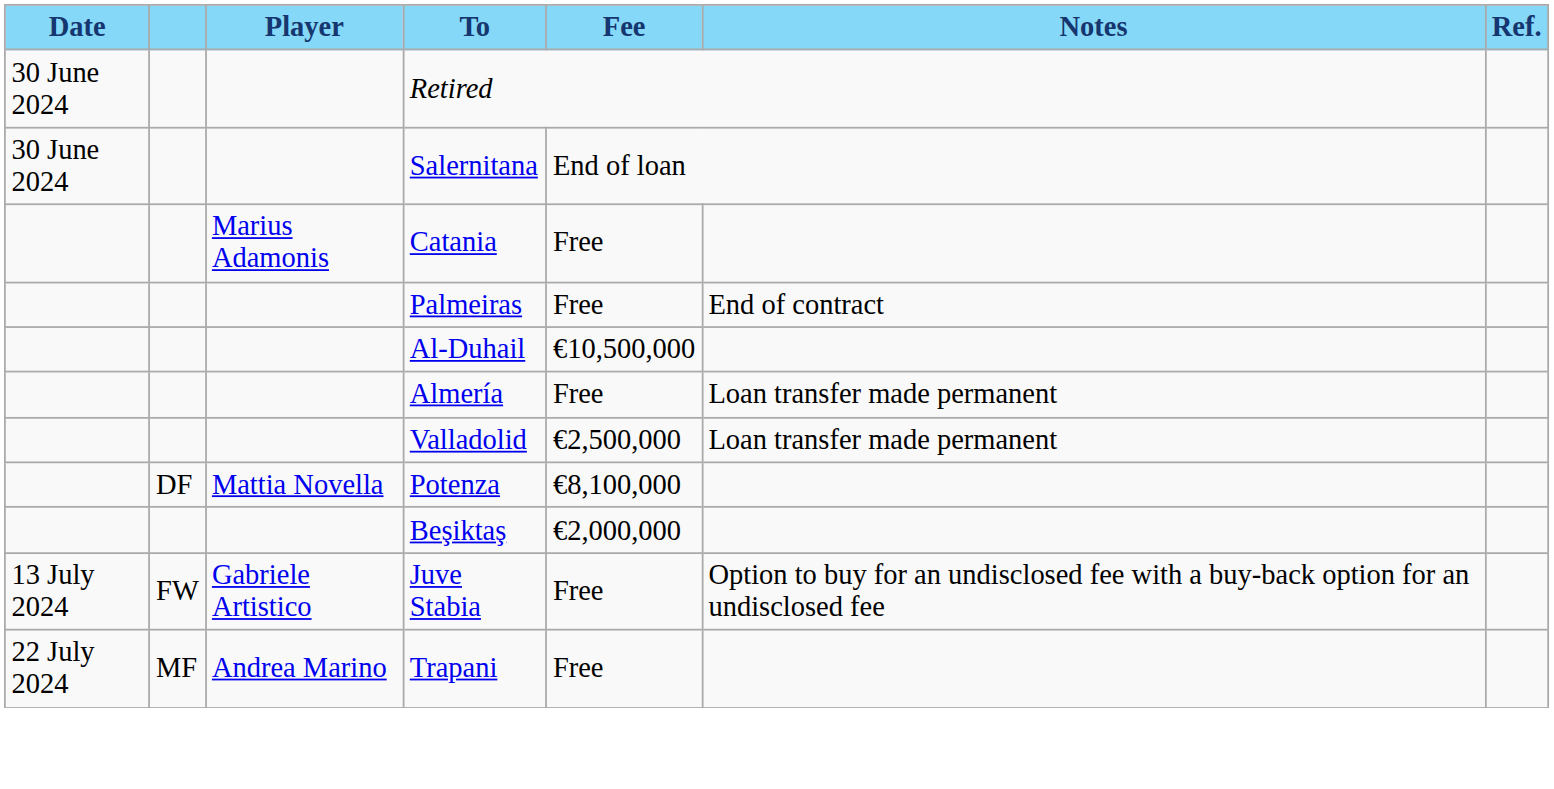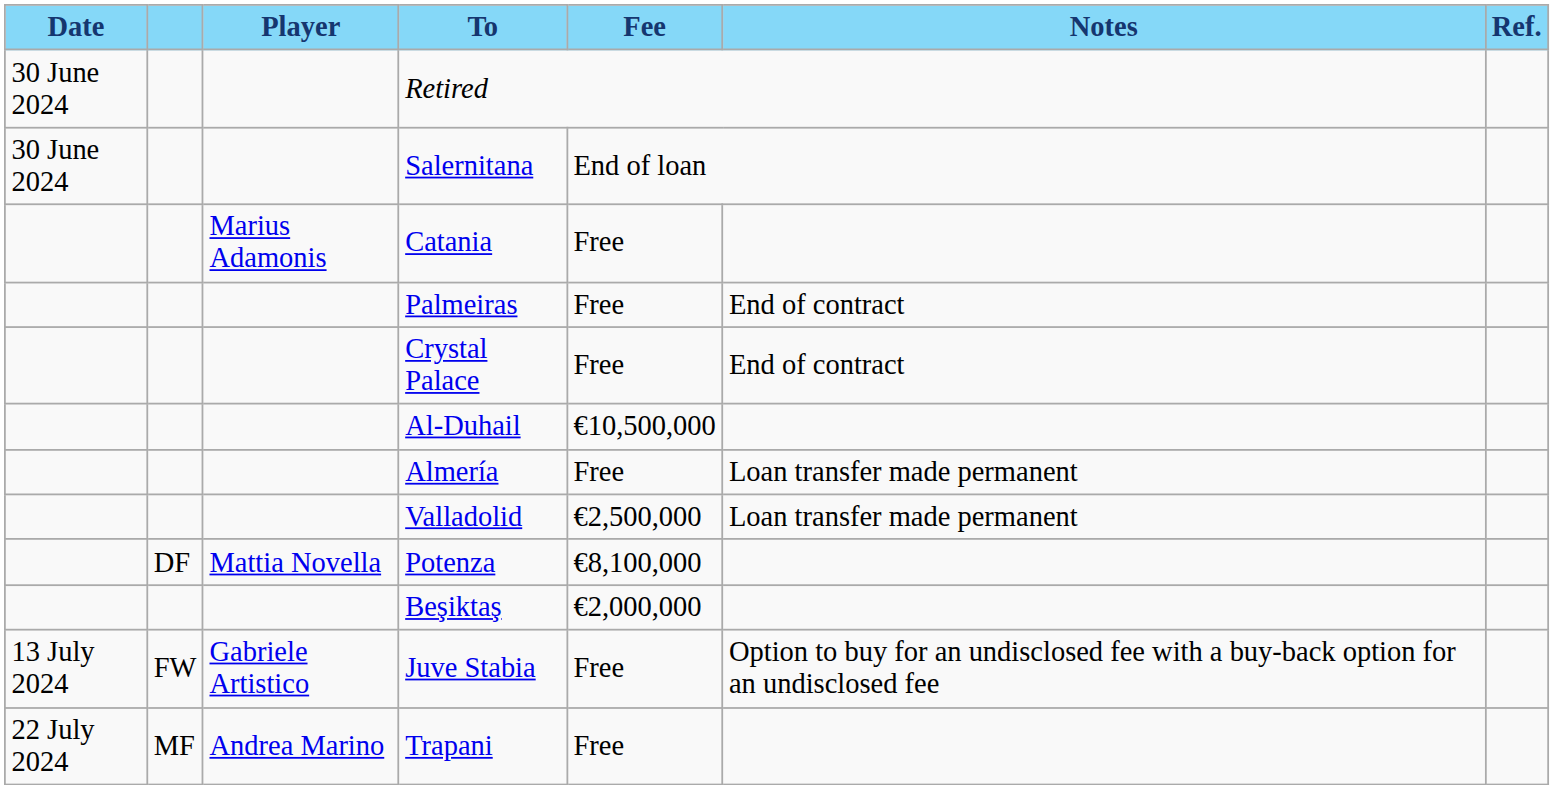+ row: (446, 365)
